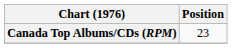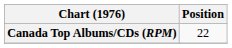(203, 33) 23 -> (203, 33) 22
